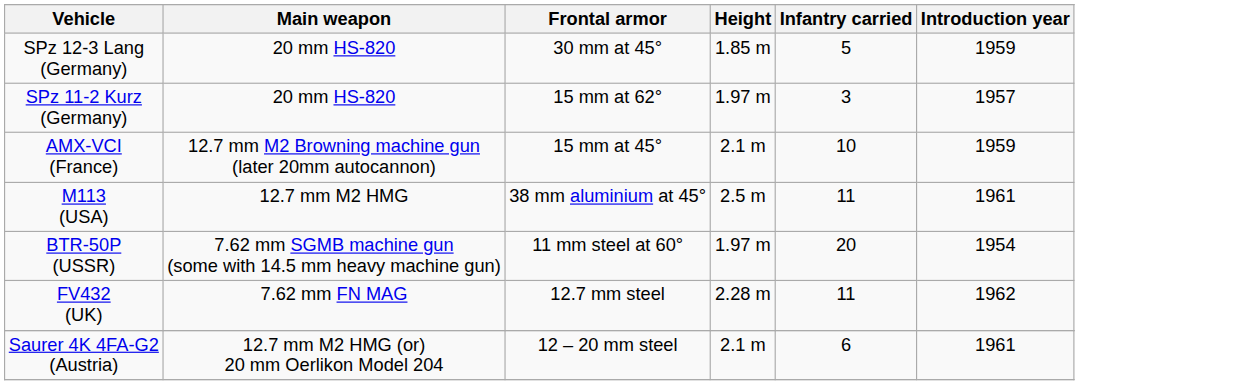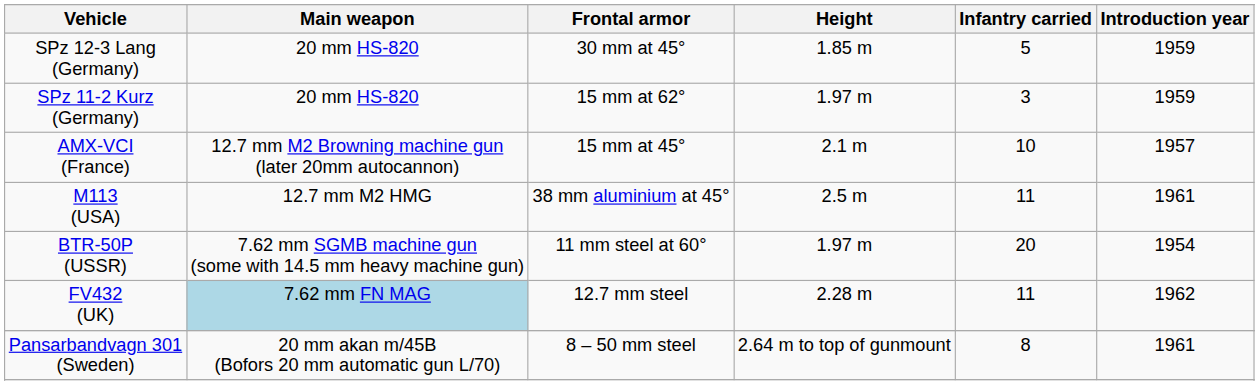(995, 97) 1957 -> (1175, 97) 1959
(995, 146) 1959 -> (1175, 146) 1957
(334, 295) no background -> (357, 295) lightblue background
+ row: (95, 354)
- row: (84, 354)
